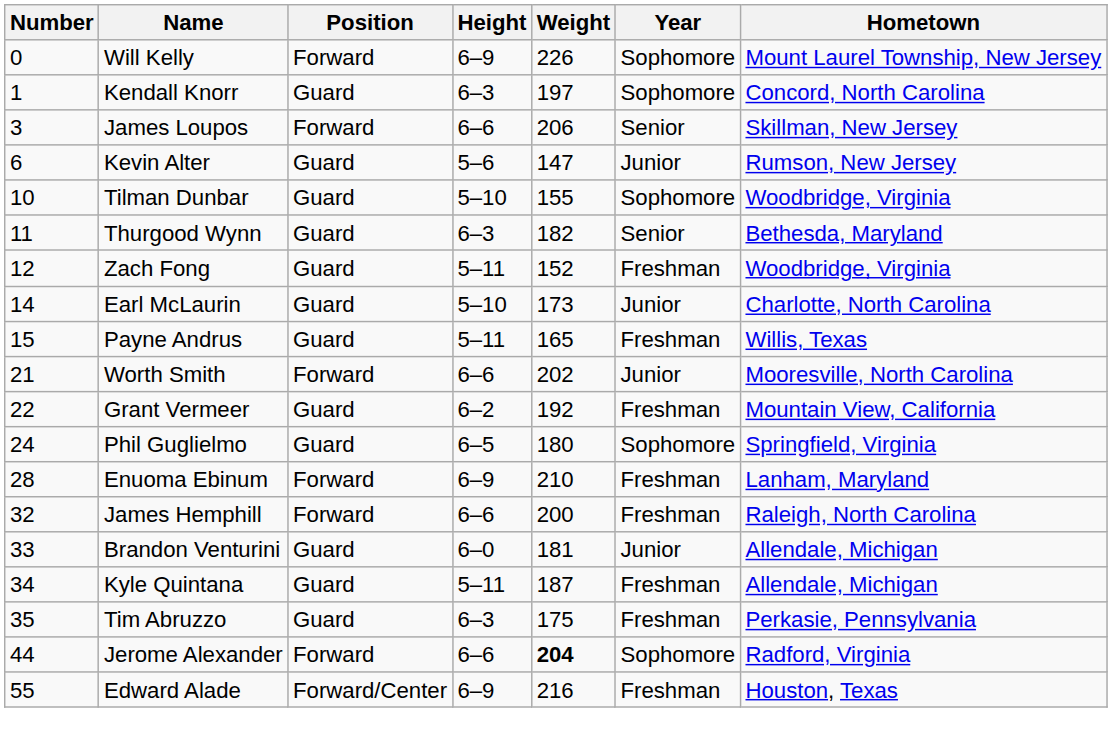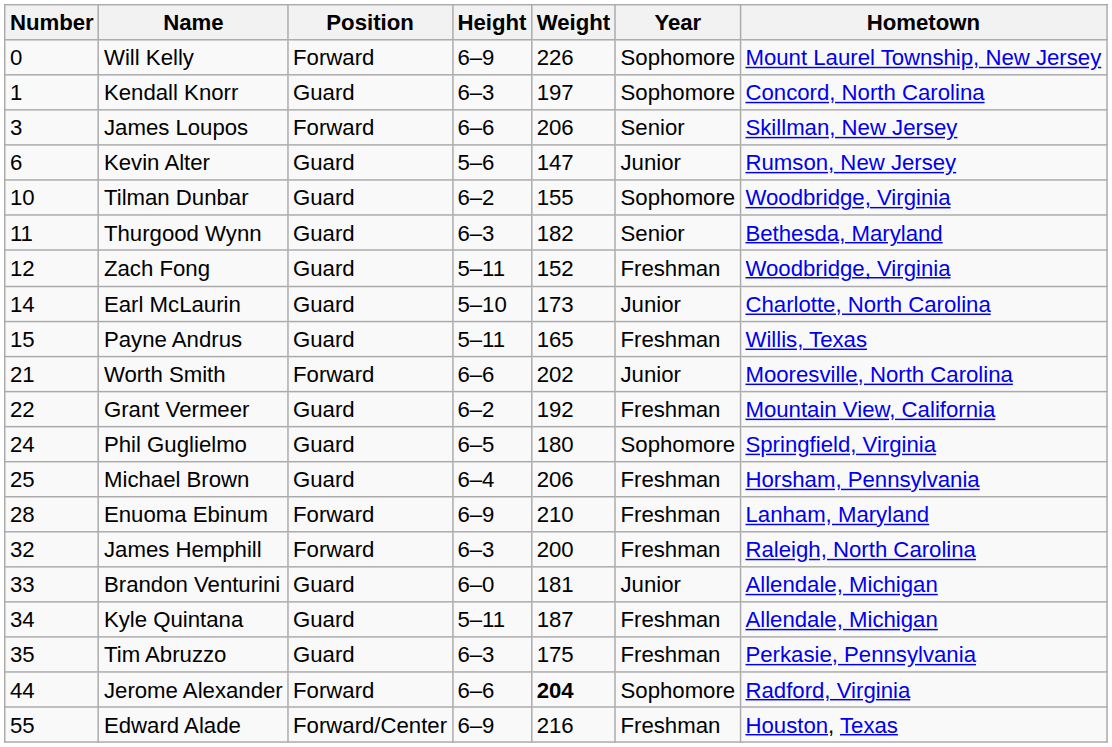(482, 198) 5–10 -> (476, 198) 6–2
+ row: (177, 479)
(476, 514) 6–6 -> (476, 549) 6–3
